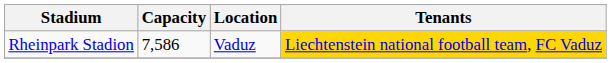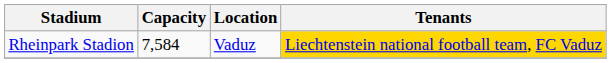(161, 44) 7,586 -> (161, 44) 7,584
